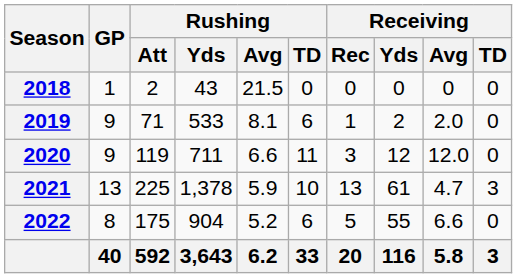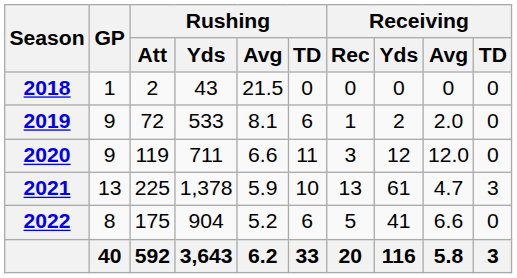(152, 121) 71 -> (152, 121) 72
(399, 222) 55 -> (399, 222) 41
